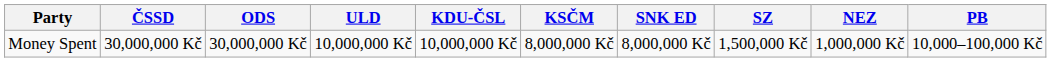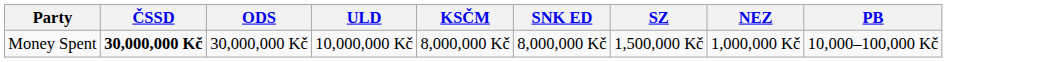- column: (468, 17)
(153, 43) normal -> (153, 43) bold
